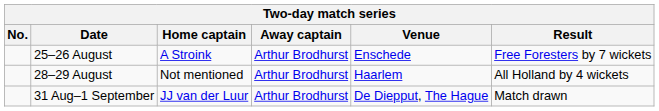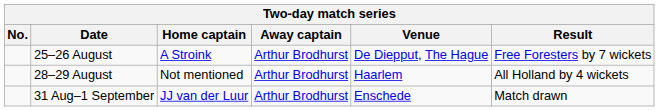(382, 55) Enschede -> (421, 55) De Diepput, The Hague
(421, 95) De Diepput, The Hague -> (382, 95) Enschede
